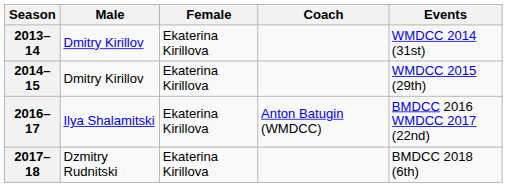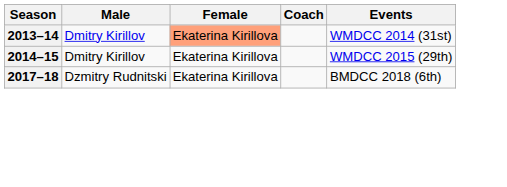(190, 43) no background -> (225, 35) lightsalmon background
- row: (32, 121)
